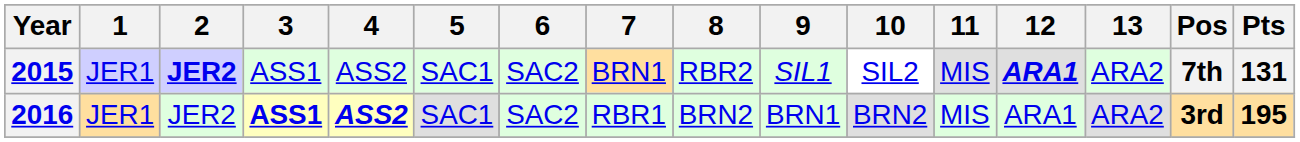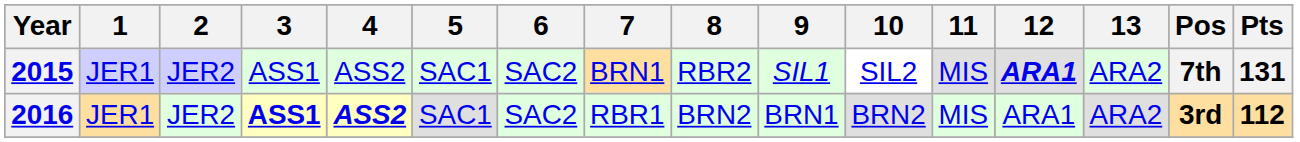(202, 70) bold -> (201, 70) normal
(1264, 114) 195 -> (1262, 114) 112
